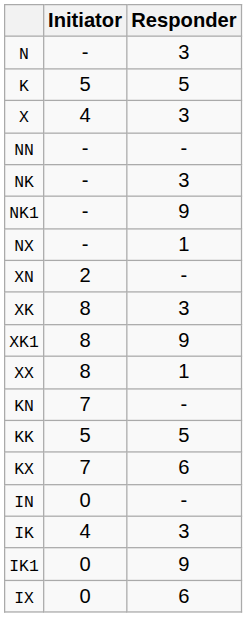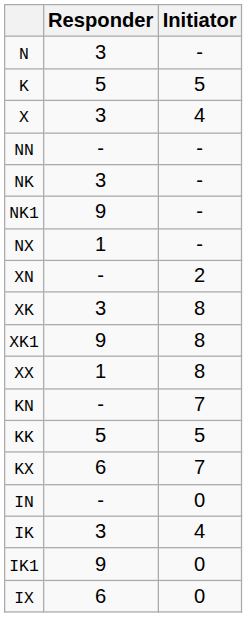columns swapped: (85, 20) <-> (184, 20)
